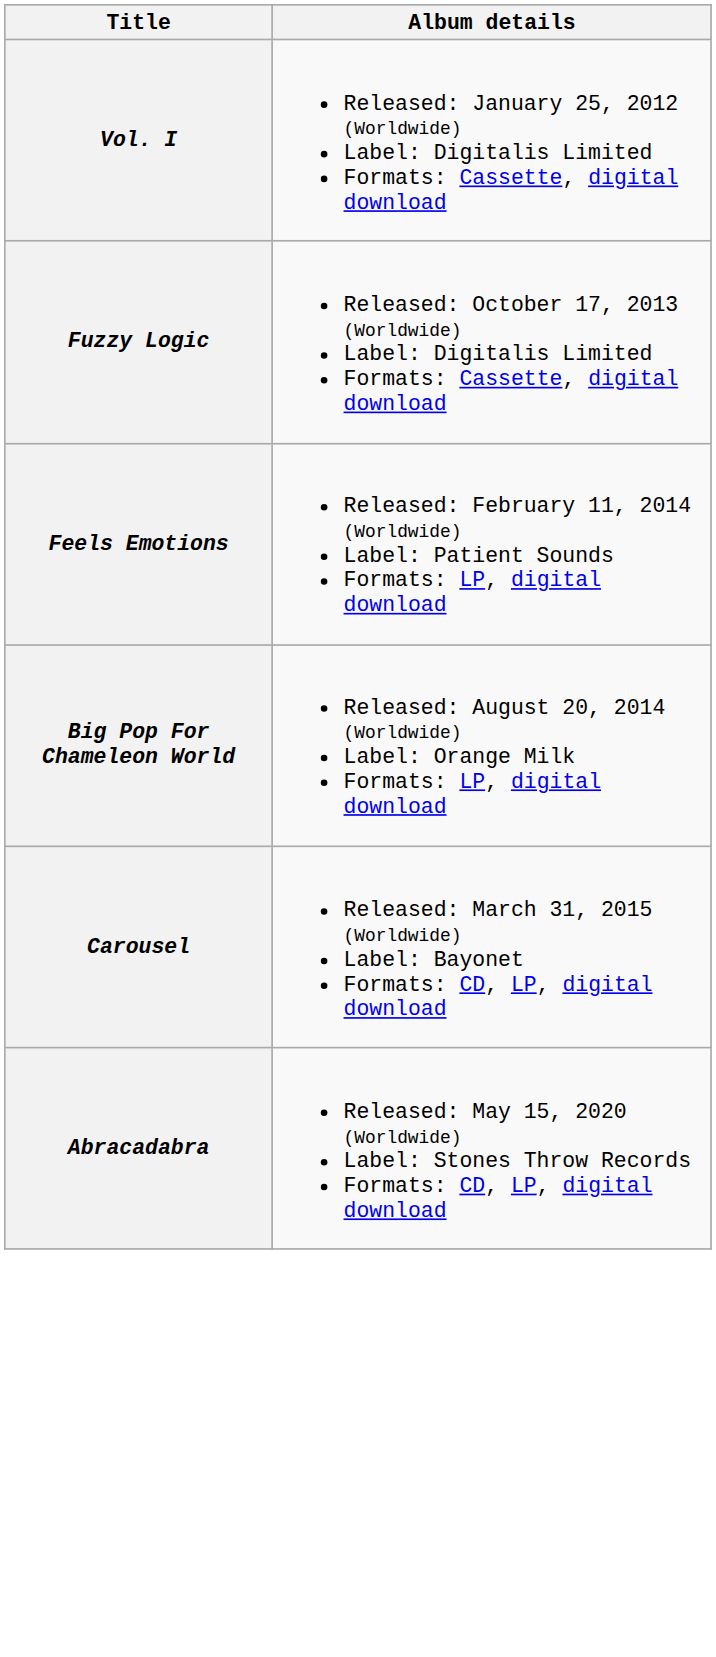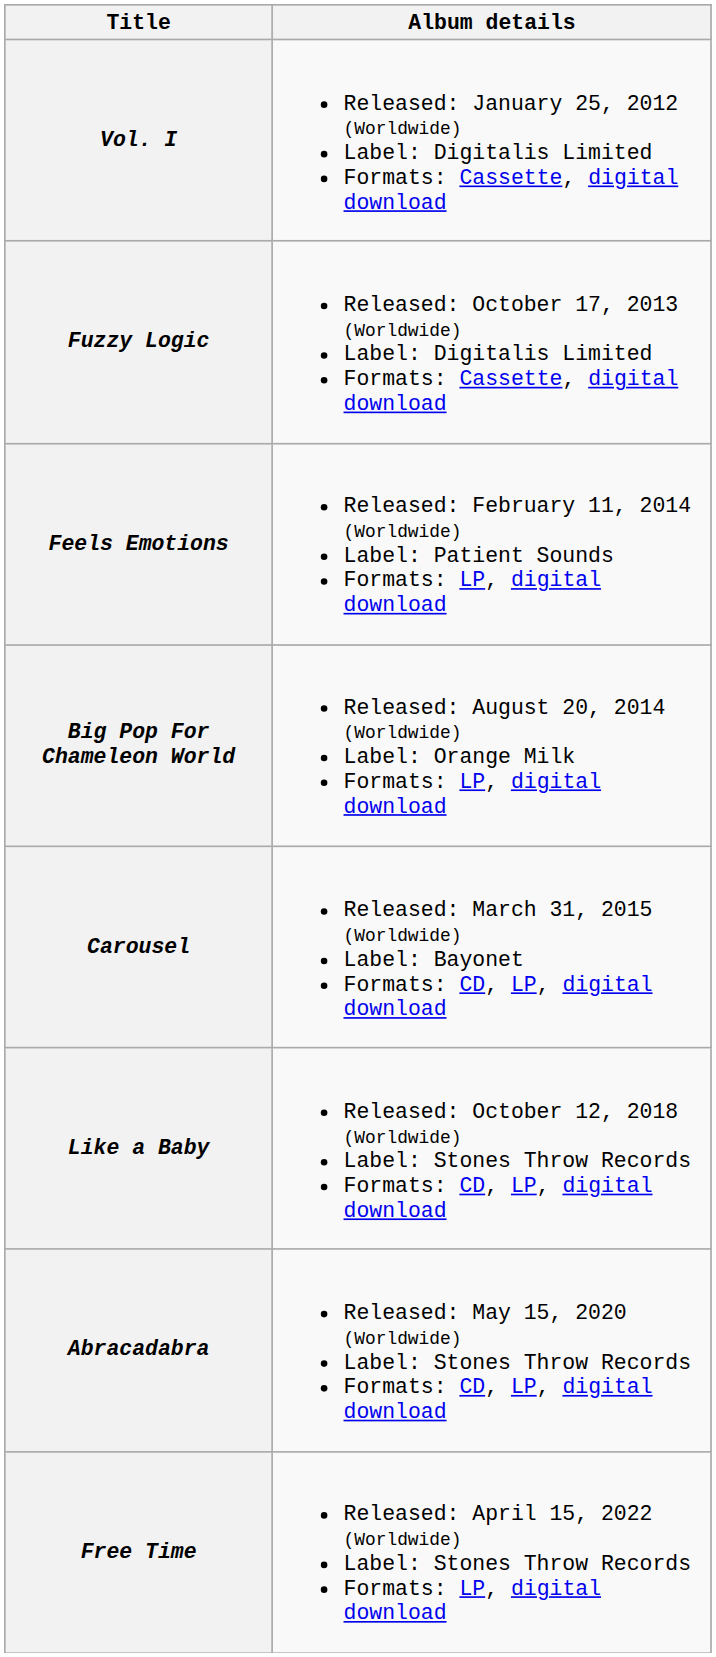+ row: (139, 1149)
+ row: (139, 1552)
